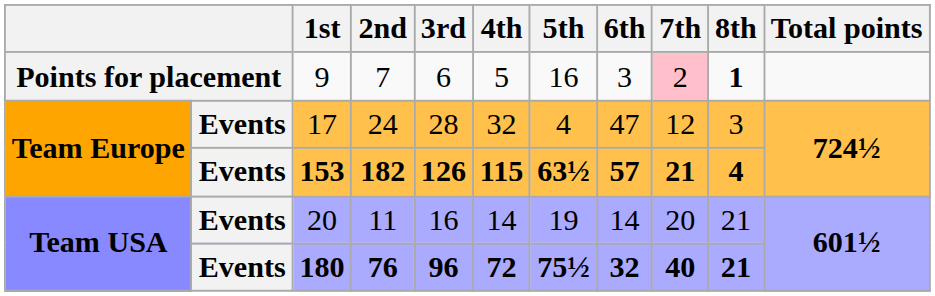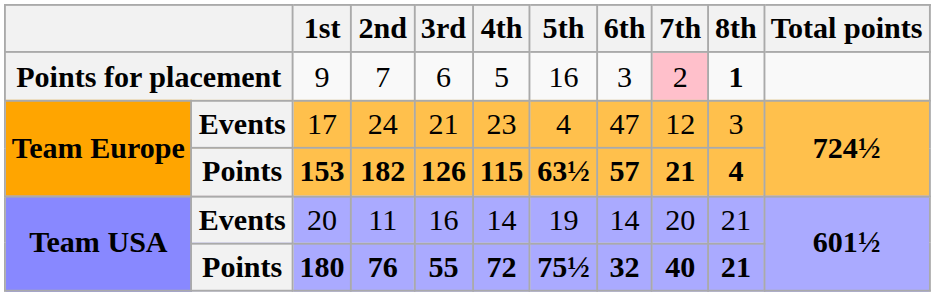(443, 123) 28 -> (443, 123) 21
(502, 123) 32 -> (502, 123) 23
(242, 171) Events -> (242, 171) Points
(242, 266) Events -> (242, 266) Points
(443, 266) 96 -> (443, 266) 55
